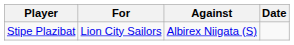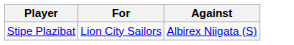- column: (274, 13)
